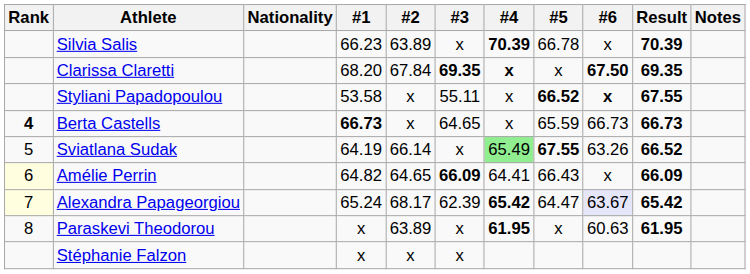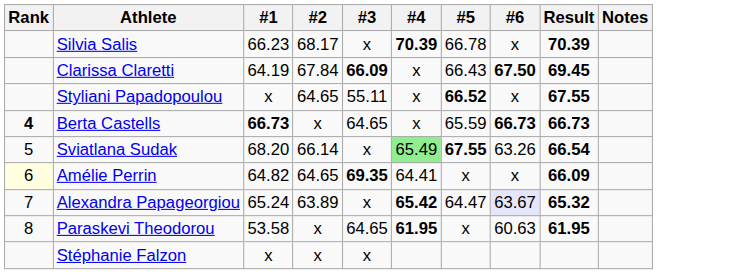- column: (290, 17)
(410, 44) 63.89 -> (318, 44) 68.17
(361, 70) 68.20 -> (268, 70) 64.19
(460, 70) 69.35 -> (367, 70) 66.09
(509, 70) bold -> (416, 70) normal
(558, 70) x -> (466, 70) 66.43
(662, 70) 69.35 -> (569, 70) 69.45
(361, 96) 53.58 -> (268, 96) x
(410, 96) x -> (318, 96) 64.65
(608, 96) bold -> (515, 96) normal
(608, 123) normal -> (515, 123) bold
(361, 149) 64.19 -> (268, 149) 68.20
(662, 149) 66.52 -> (569, 149) 66.54
(460, 176) 66.09 -> (367, 176) 69.35
(558, 176) 66.43 -> (466, 176) x
(29, 202) lightyellow background -> (29, 202) no background
(410, 202) 68.17 -> (318, 202) 63.89
(460, 202) 62.39 -> (367, 202) x
(662, 202) 65.42 -> (569, 202) 65.32
(361, 228) x -> (268, 228) 53.58
(410, 228) 63.89 -> (318, 228) x
(460, 228) x -> (367, 228) 64.65
